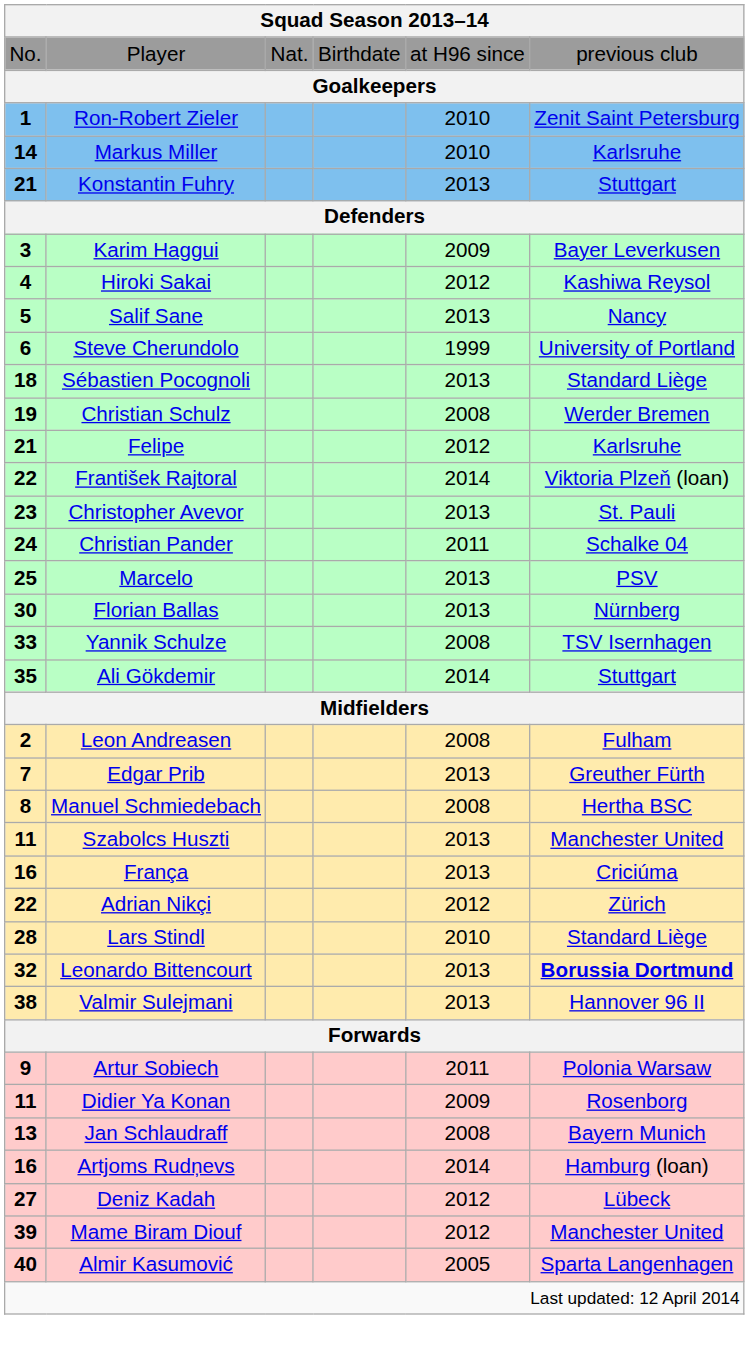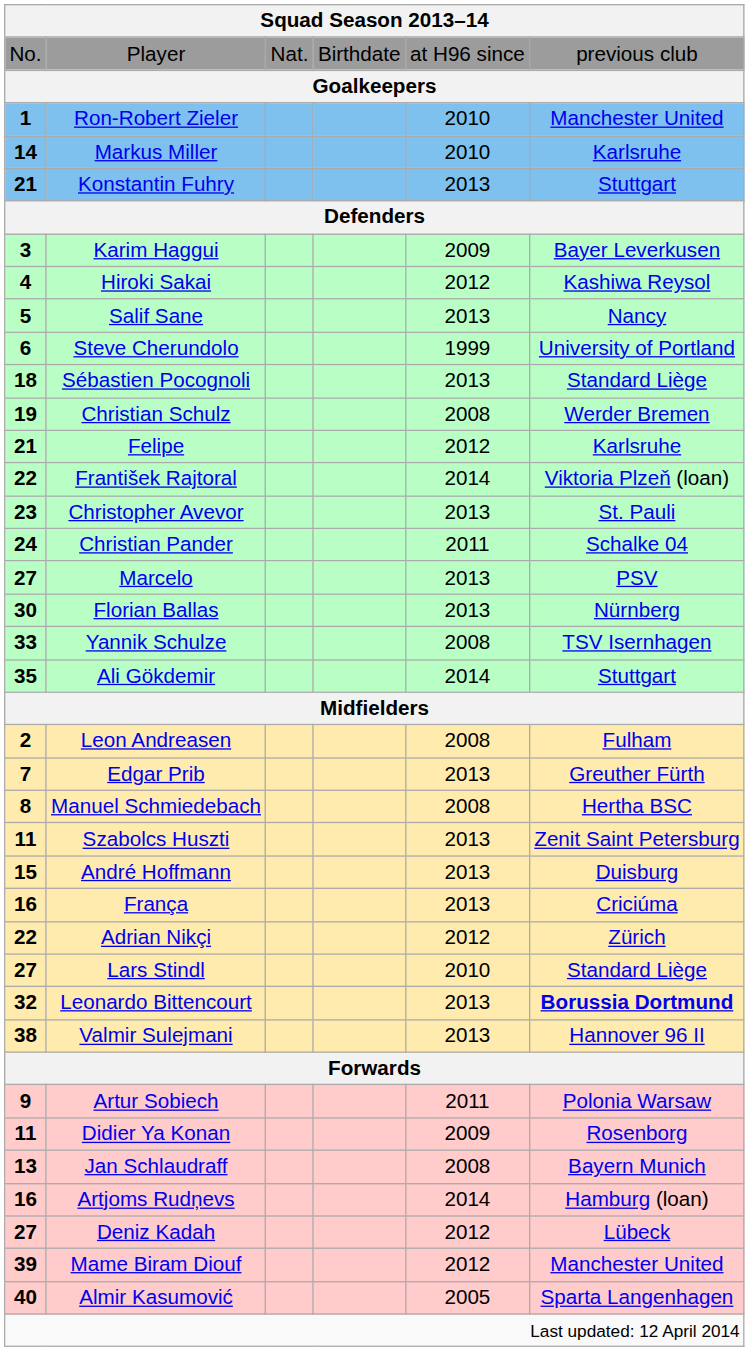(637, 119) Zenit Saint Petersburg -> (637, 119) Manchester United
(25, 577) 25 -> (25, 577) 27
(637, 839) Manchester United -> (637, 839) Zenit Saint Petersburg
+ row: (156, 871)
(25, 937) 28 -> (25, 970) 27
